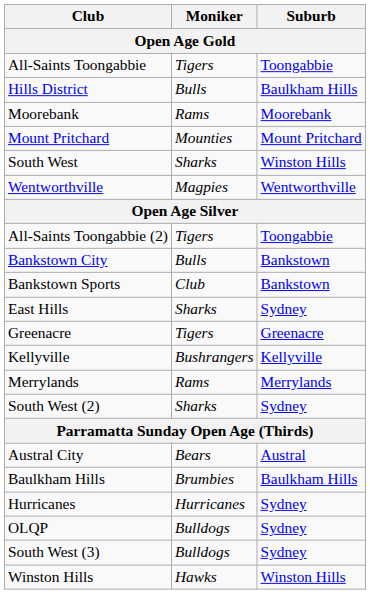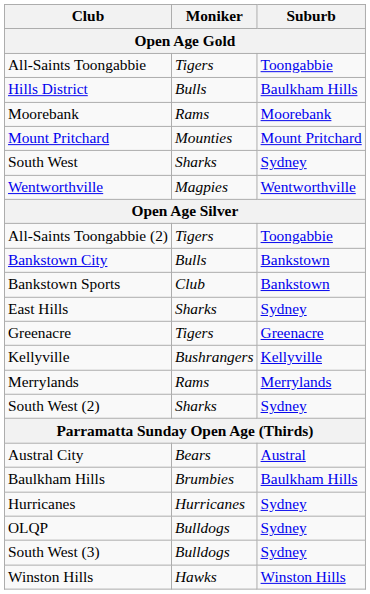(303, 162) Winston Hills -> (284, 162) Sydney
